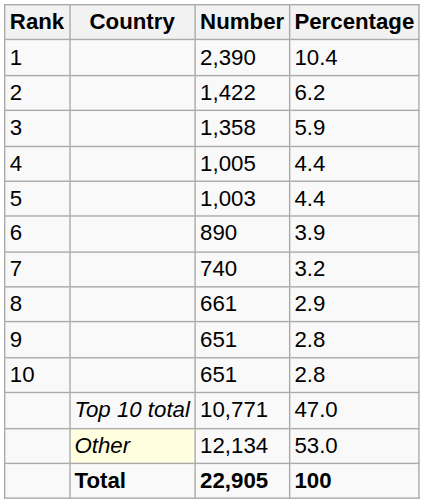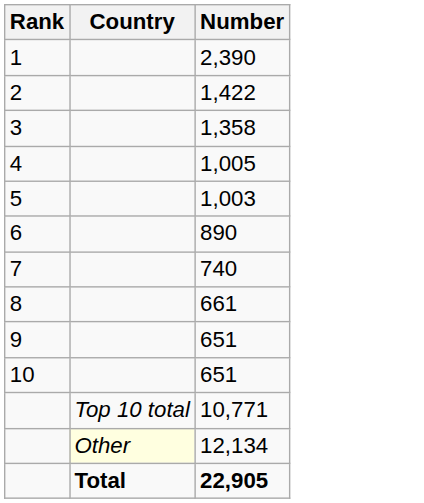- column: (354, 22)
